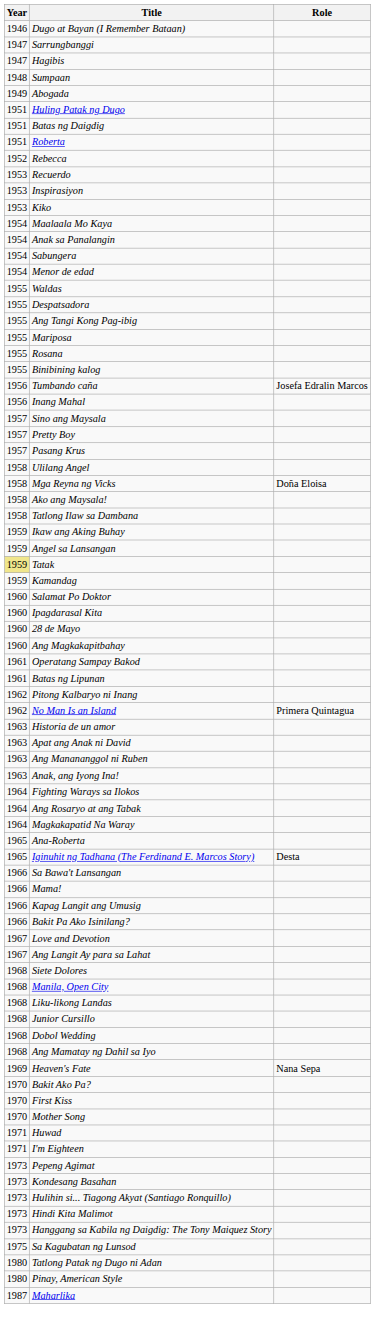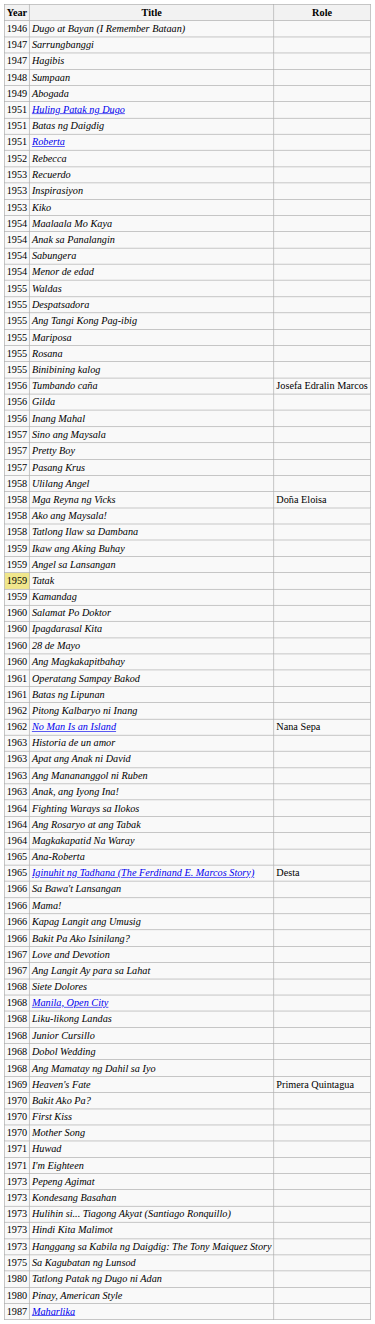+ row: (44, 402)
(315, 710) Primera Quintagua -> (298, 727) Nana Sepa
(298, 1068) Nana Sepa -> (315, 1084) Primera Quintagua
